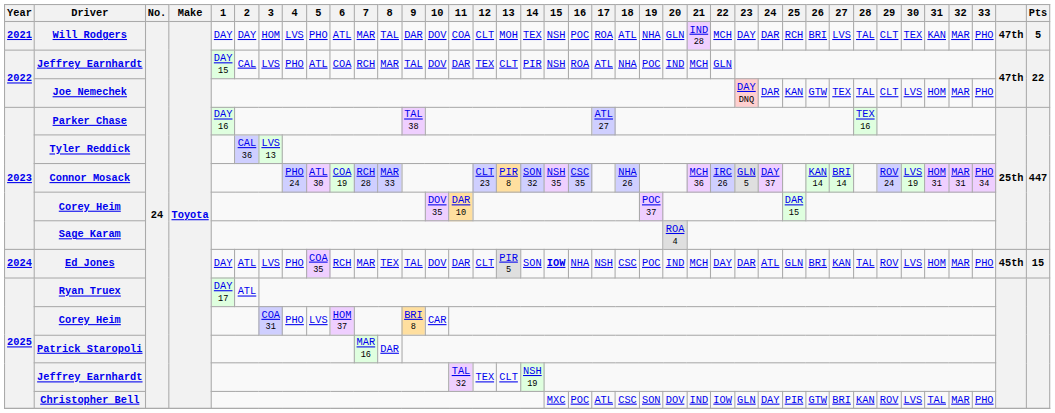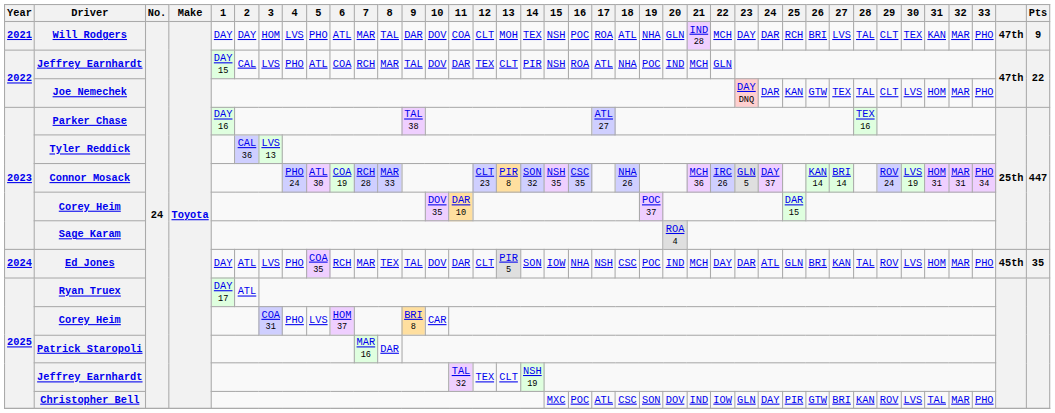(1038, 35) 5 -> (1038, 35) 9
(556, 263) bold -> (556, 263) normal
(1038, 263) 15 -> (1038, 263) 35
